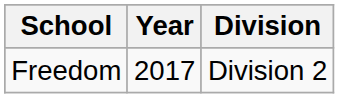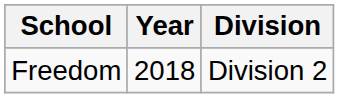(165, 69) 2017 -> (165, 69) 2018
